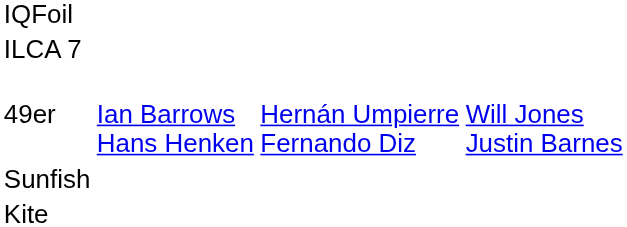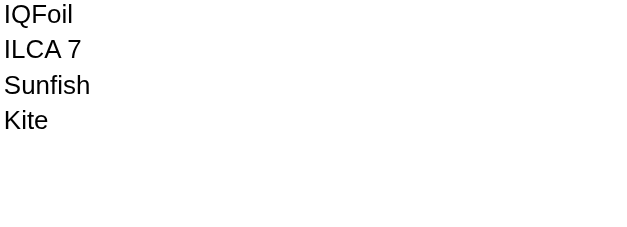- row: (30, 114)
